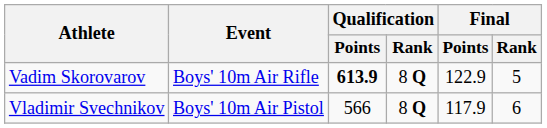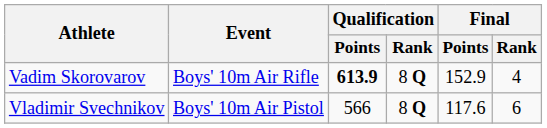(465, 78) 122.9 -> (465, 78) 152.9
(517, 78) 5 -> (517, 78) 4
(465, 108) 117.9 -> (465, 108) 117.6
